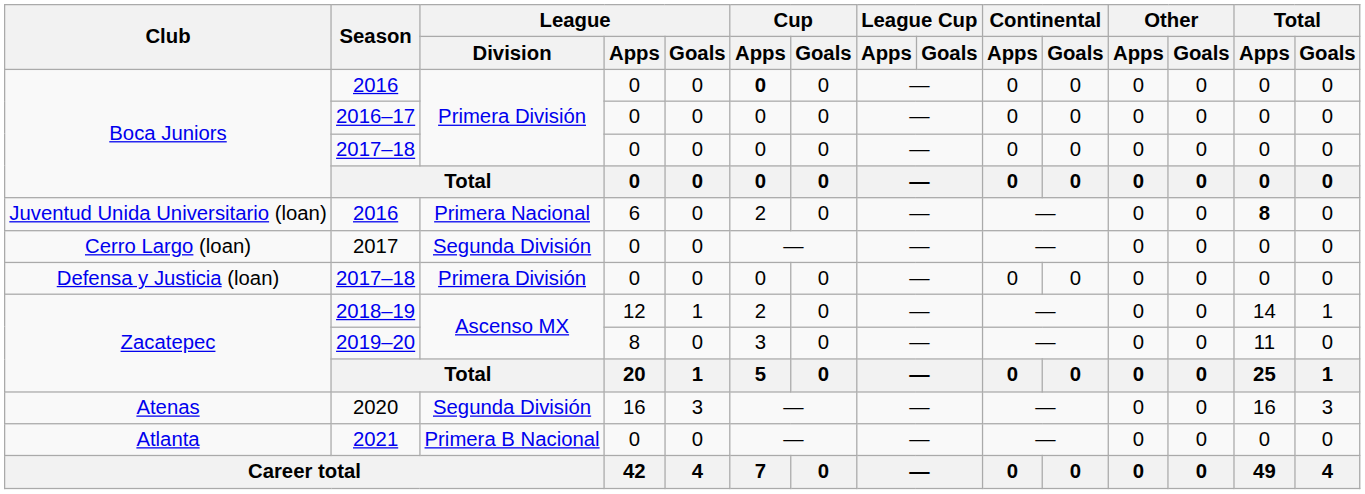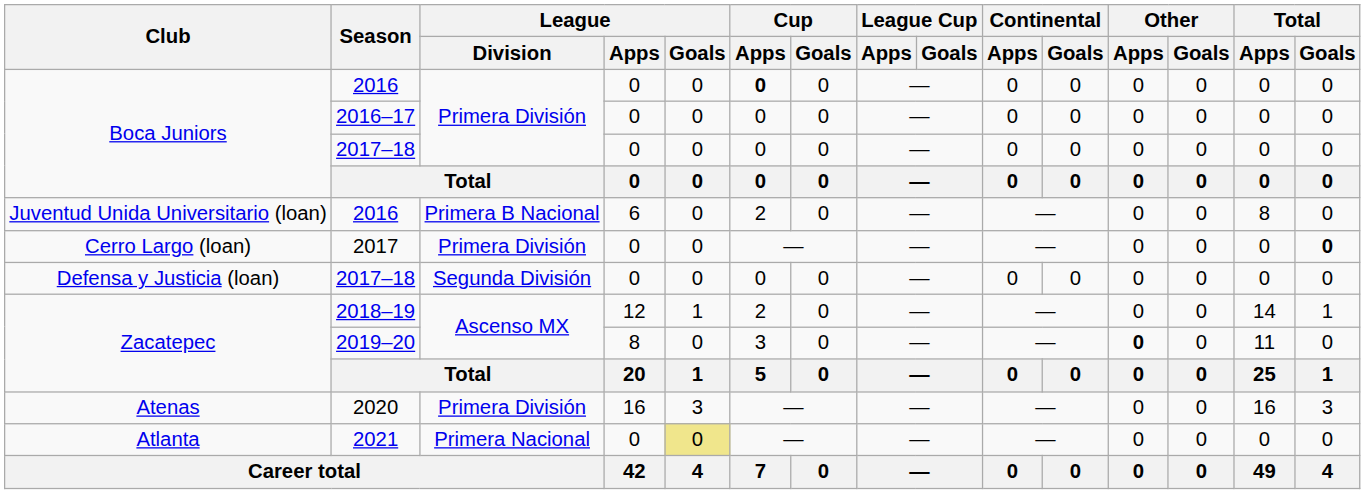(512, 213) Primera Nacional -> (512, 213) Primera B Nacional
(1264, 213) bold -> (1264, 213) normal
(512, 246) Segunda División -> (512, 246) Primera División
(1327, 246) normal -> (1327, 246) bold
(512, 278) Primera División -> (512, 278) Segunda División
(1138, 342) normal -> (1138, 342) bold
(512, 407) Segunda División -> (512, 407) Primera División
(512, 439) Primera B Nacional -> (512, 439) Primera Nacional
(697, 439) no background -> (697, 439) khaki background
